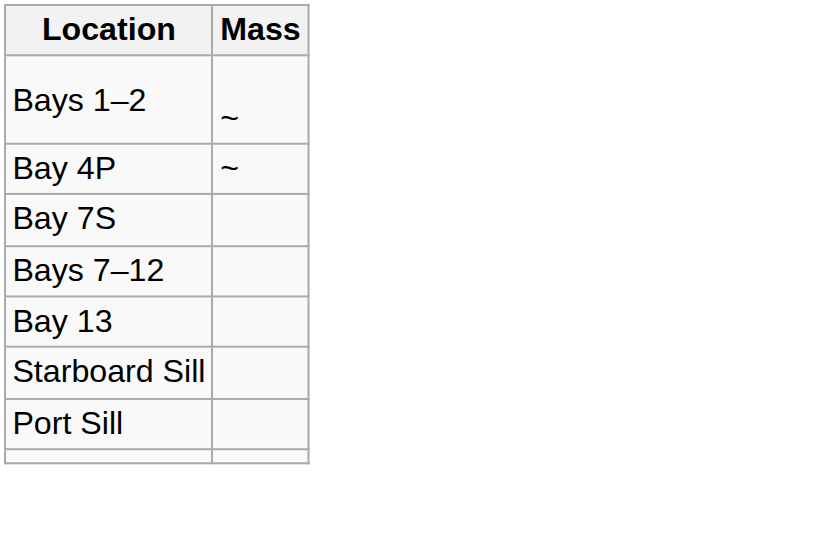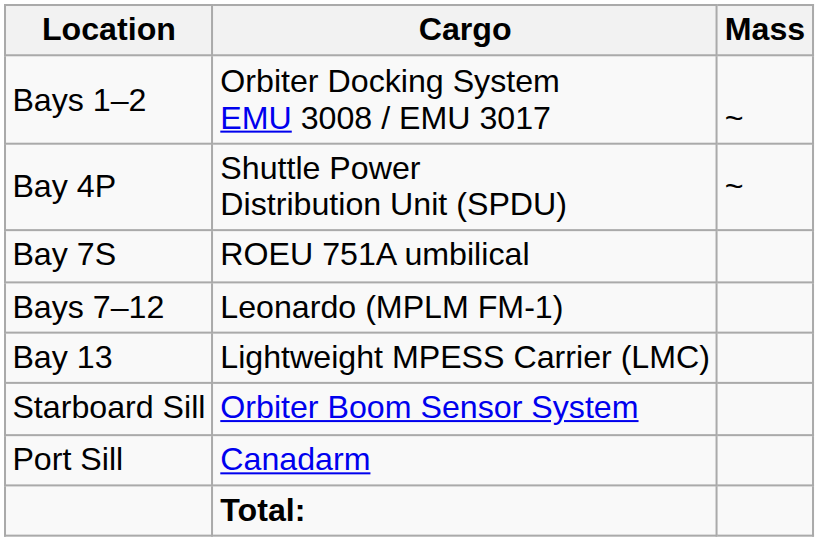+ column: (465, 30)
